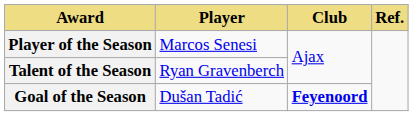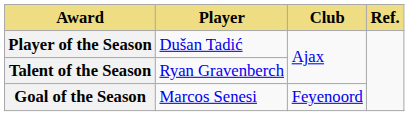(208, 44) Marcos Senesi -> (201, 44) Dušan Tadić
(201, 96) Dušan Tadić -> (208, 96) Marcos Senesi
(330, 96) bold -> (327, 96) normal
